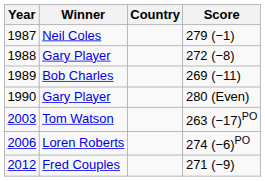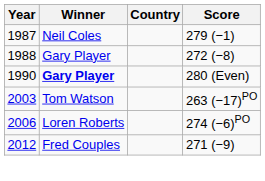- row: (22, 76)
(76, 96) normal -> (78, 76) bold
